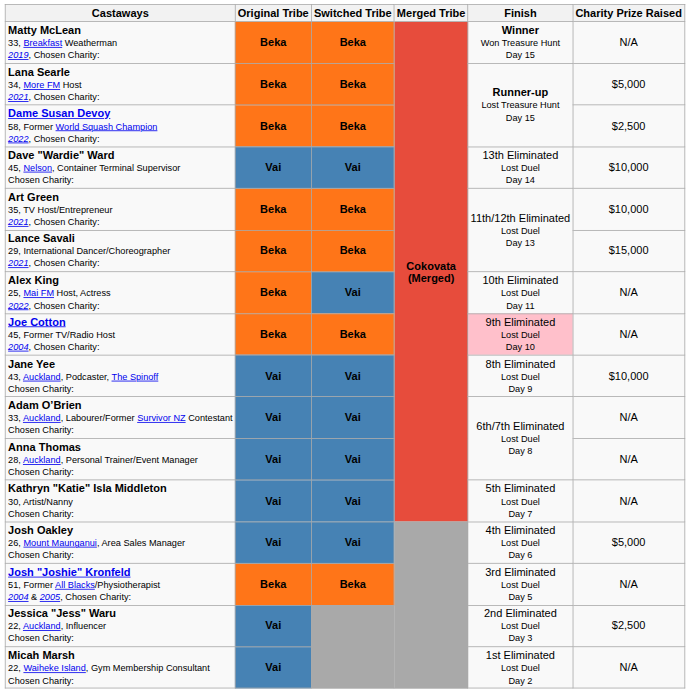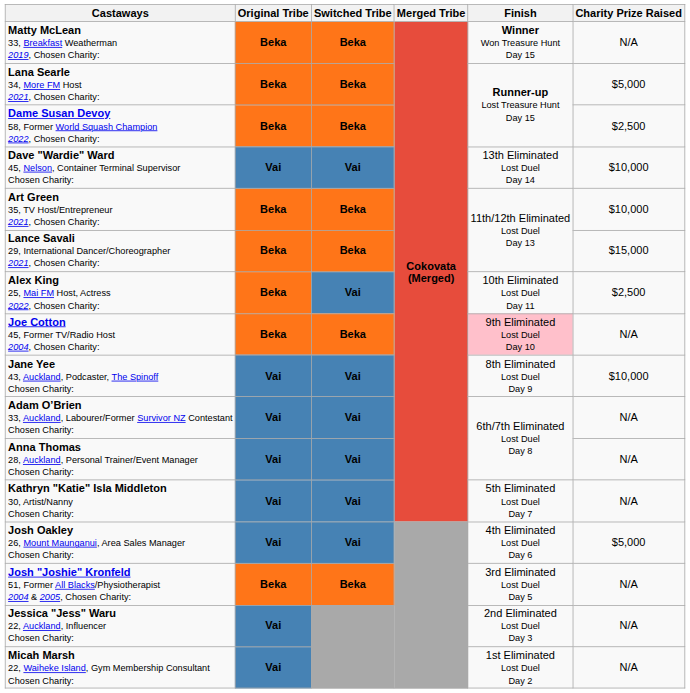(629, 293) N/A -> (629, 293) $2,500
(629, 626) $2,500 -> (629, 626) N/A
